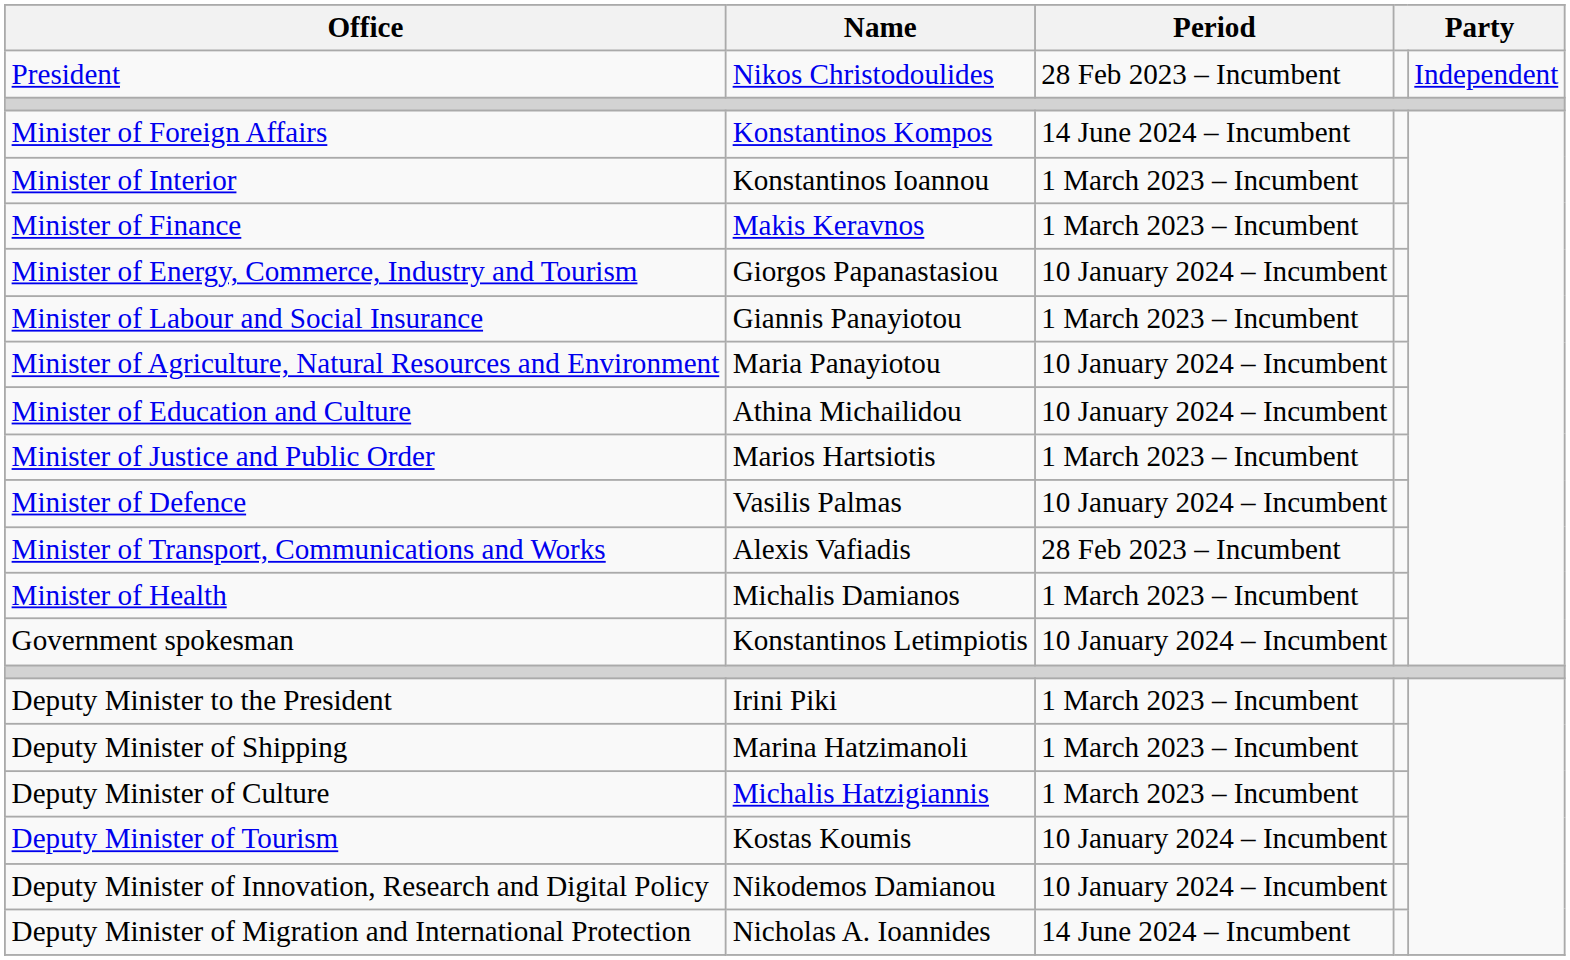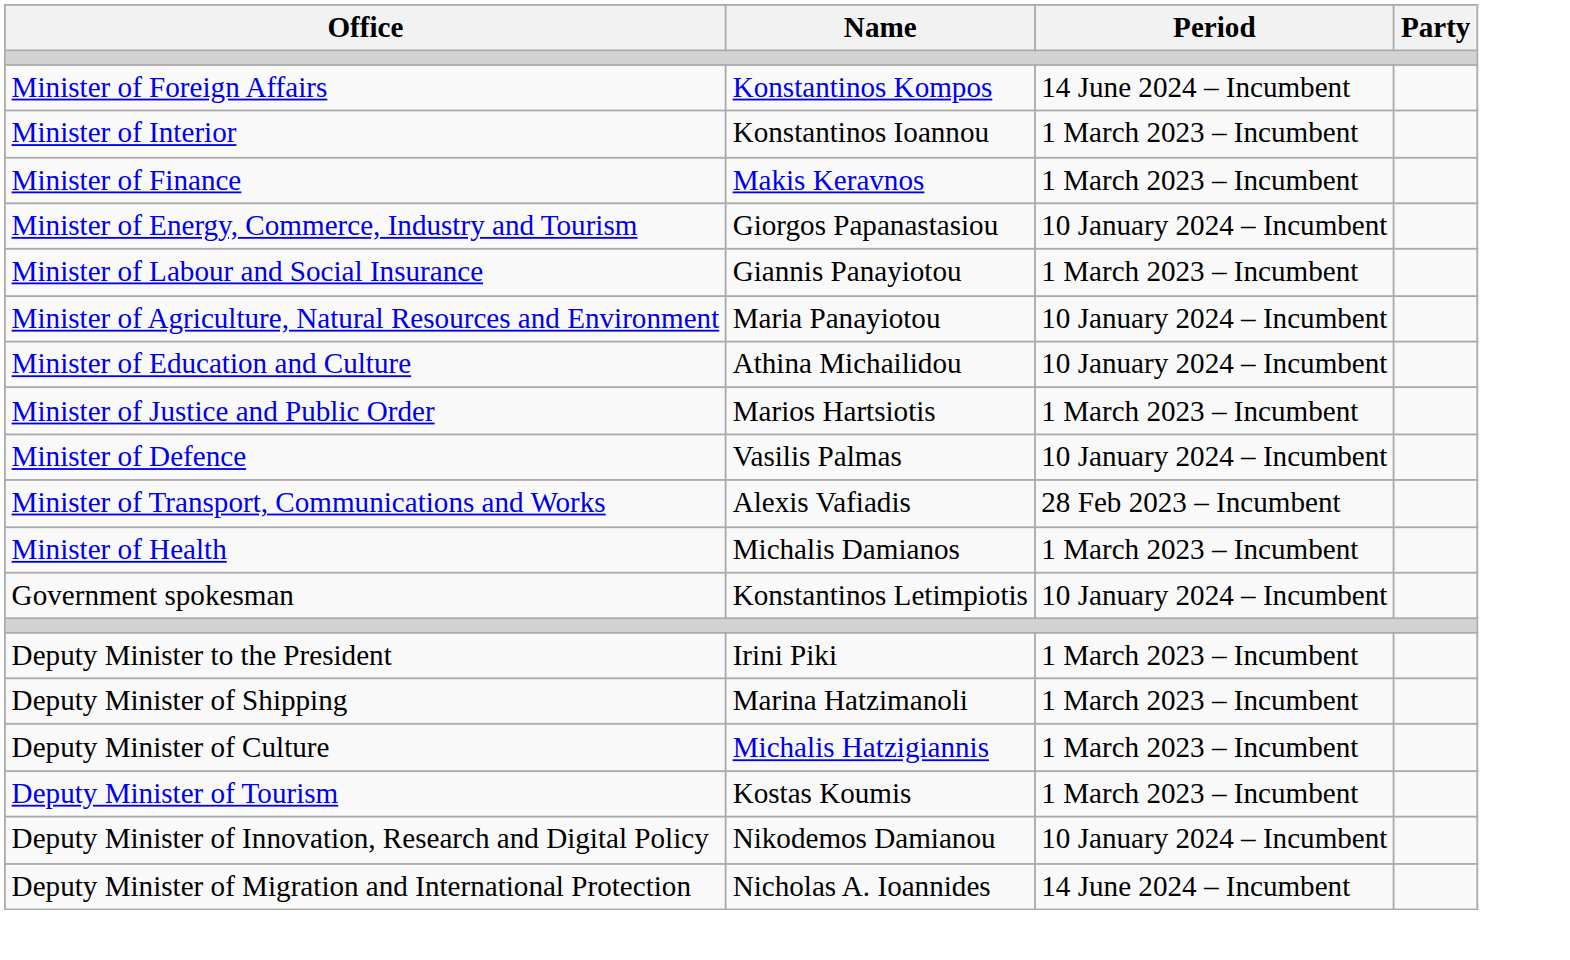- row: (66, 73)
(1214, 839) 10 January 2024 – Incumbent -> (1200, 793) 1 March 2023 – Incumbent
